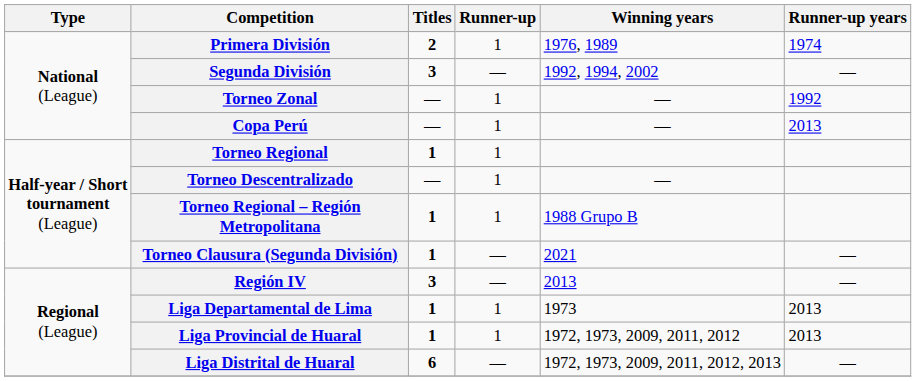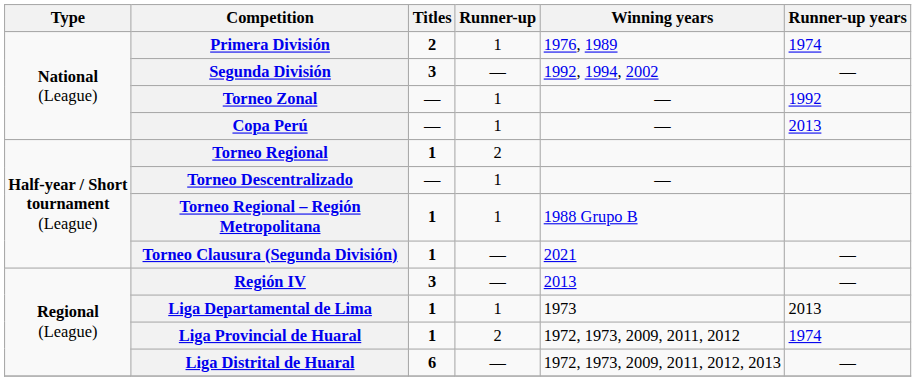(498, 153) 1 -> (498, 153) 2
(498, 335) 1 -> (498, 335) 2
(805, 335) 2013 -> (805, 335) 1974
